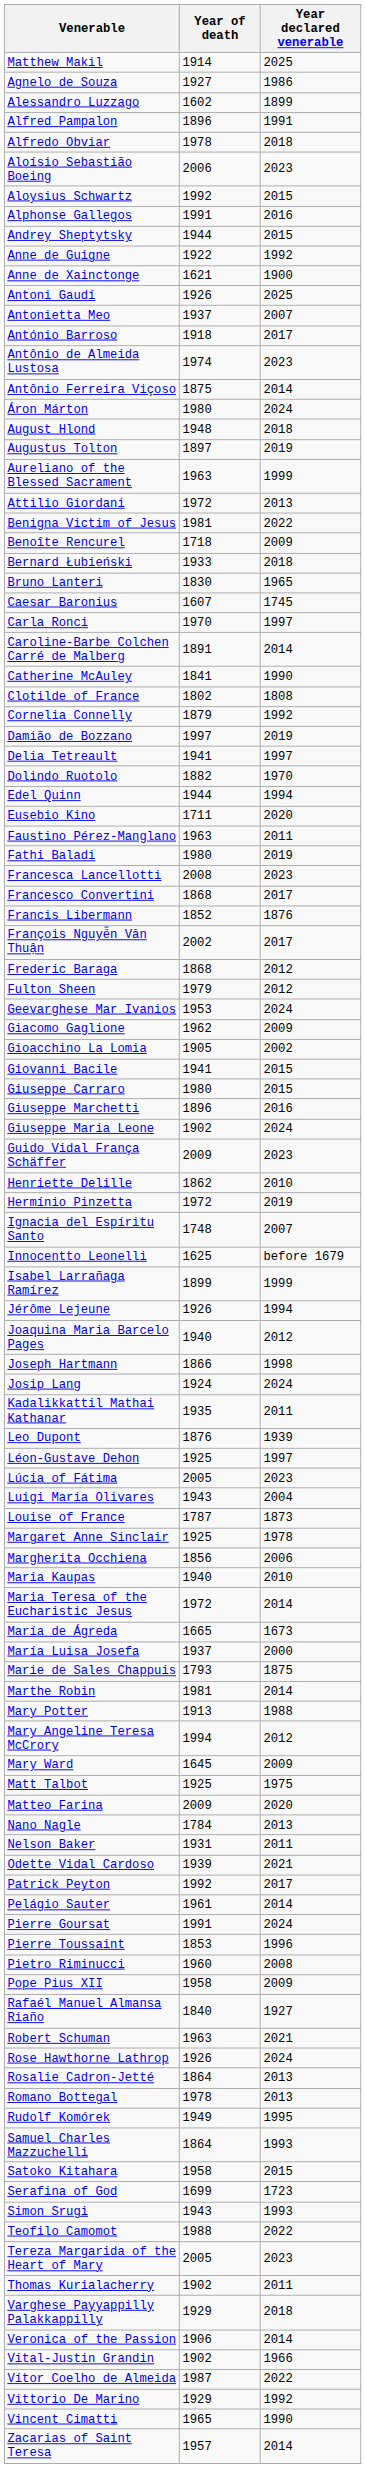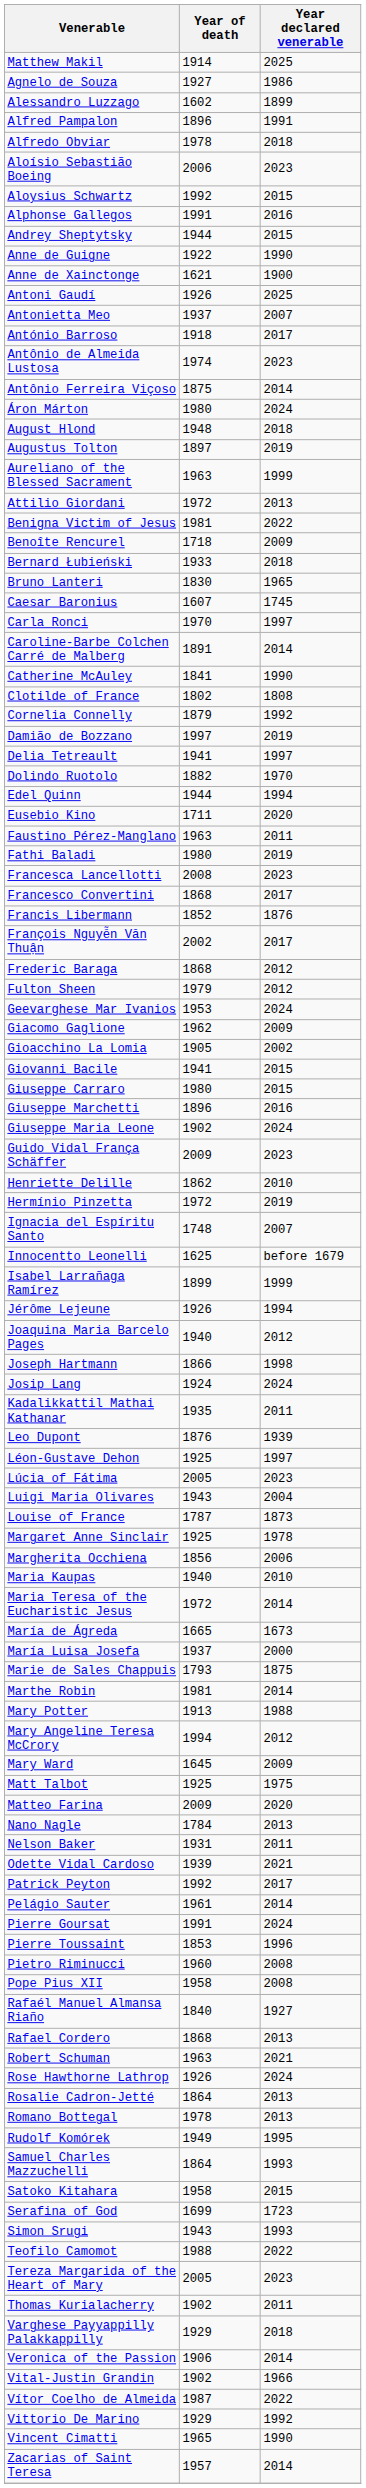(278, 256) 1992 -> (278, 256) 1990
(278, 1984) 2009 -> (278, 1984) 2008
+ row: (59, 2038)
